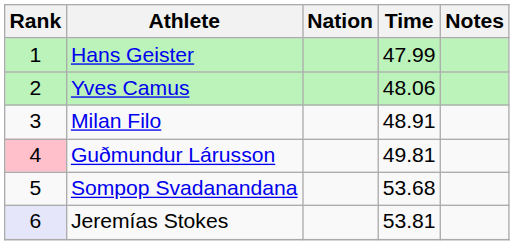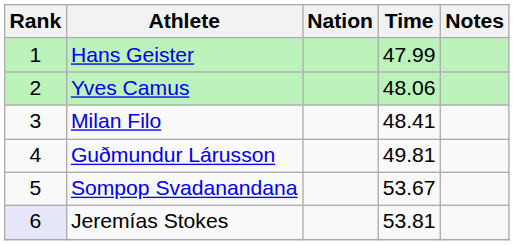(409, 121) 48.91 -> (409, 121) 48.41
(35, 155) pink background -> (35, 155) no background
(409, 188) 53.68 -> (409, 188) 53.67
